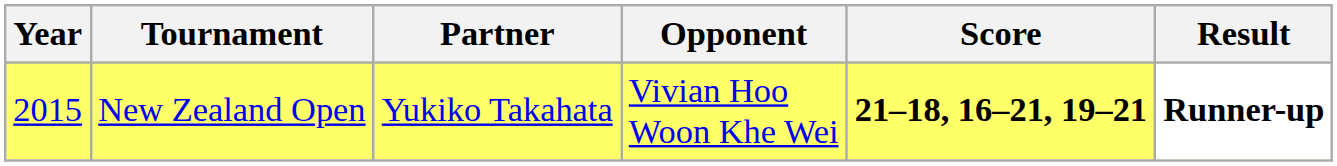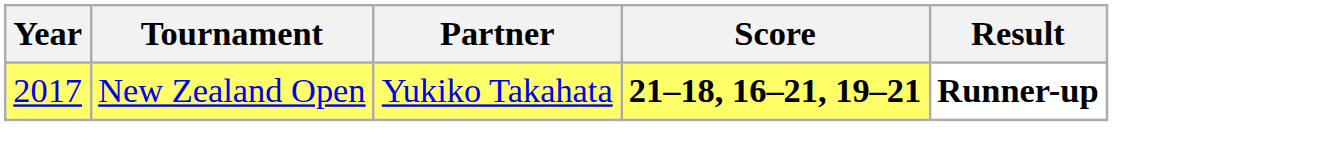- column: (734, 33)
(48, 110) 2015 -> (48, 90) 2017
